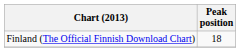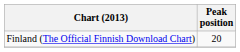(217, 39) 18 -> (217, 39) 20
